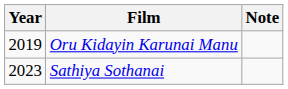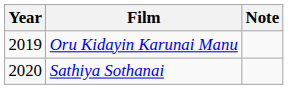(25, 71) 2023 -> (25, 71) 2020
